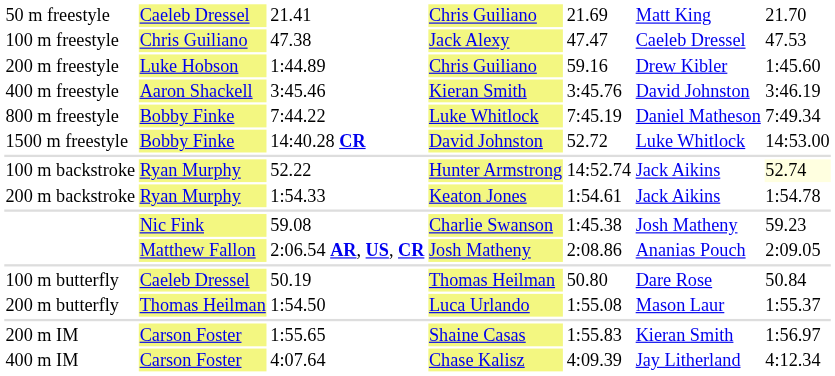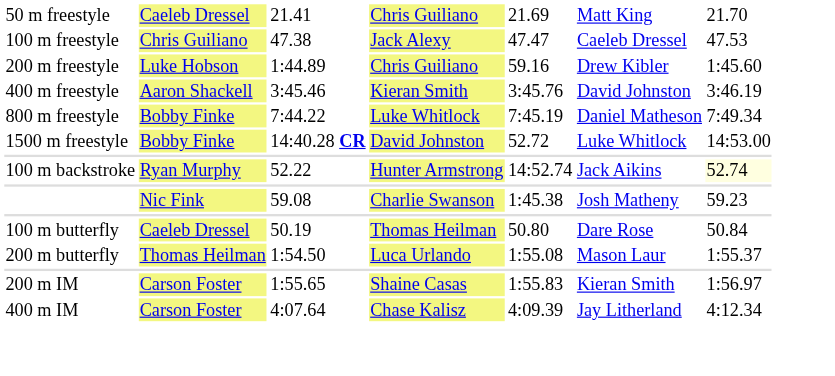- row: (298, 195)
- row: (347, 250)
